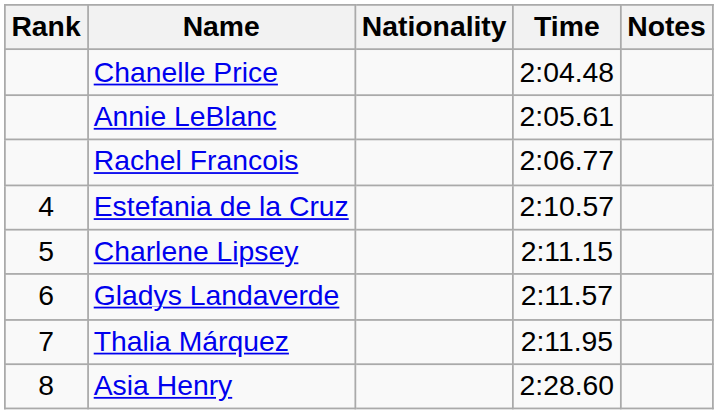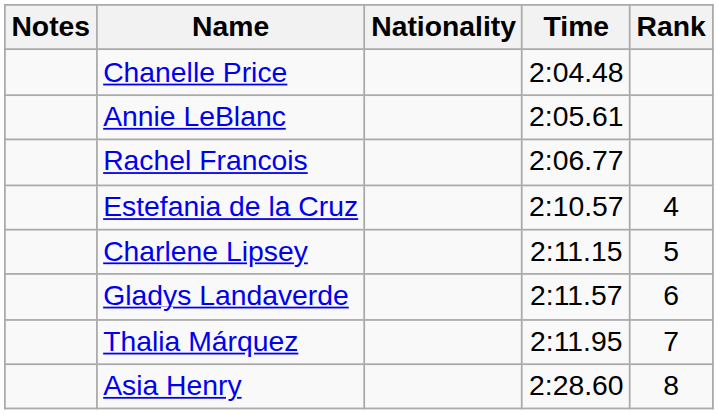columns swapped: (46, 26) <-> (667, 26)
